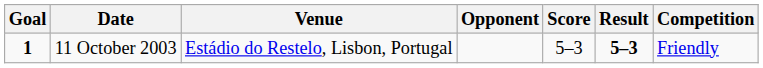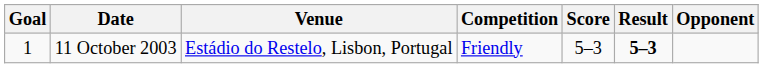columns swapped: (500, 18) <-> (706, 18)
(28, 47) bold -> (28, 47) normal
